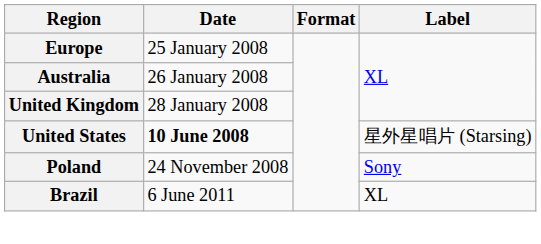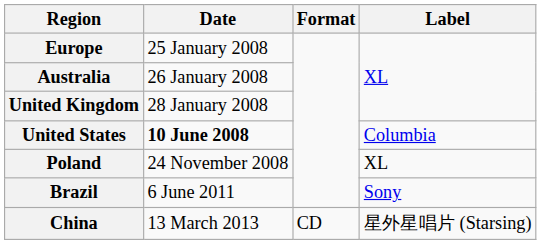(448, 135) 星外星唱片 (Starsing) -> (400, 134) Columbia
(383, 167) Sony -> (376, 163) XL
(376, 195) XL -> (383, 192) Sony
+ row: (74, 223)
